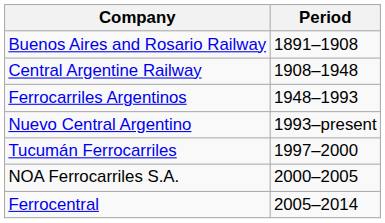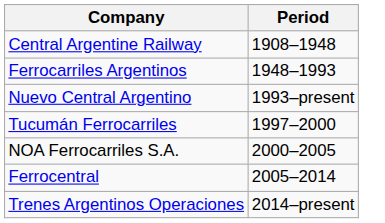- row: (137, 44)
+ row: (126, 204)
